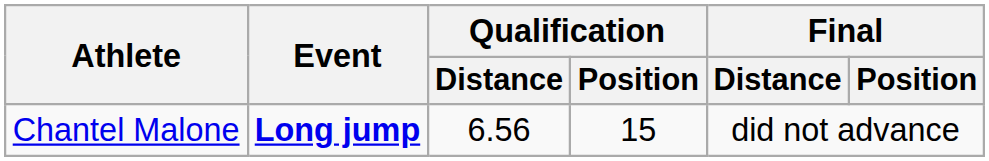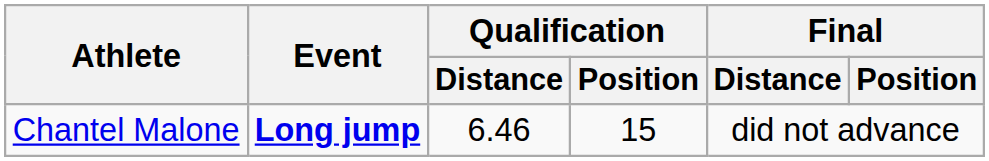(499, 131) 6.56 -> (499, 131) 6.46
